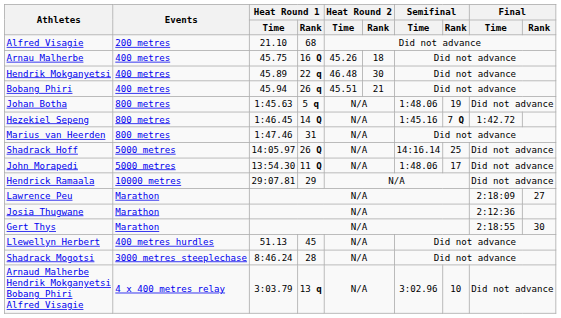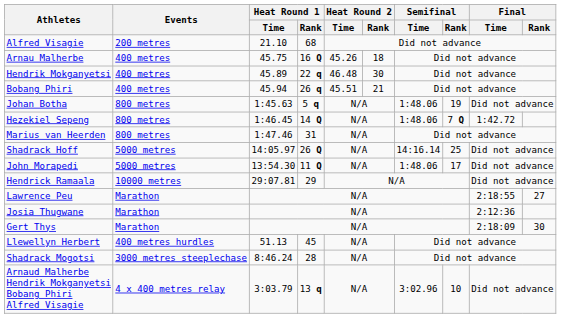(418, 119) 1:45.16 -> (418, 119) 1:48.06
(496, 196) 2:18:09 -> (496, 196) 2:18:55
(496, 226) 2:18:55 -> (496, 226) 2:18:09
